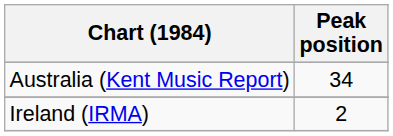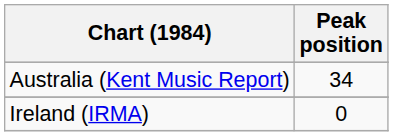(341, 113) 2 -> (341, 113) 0
